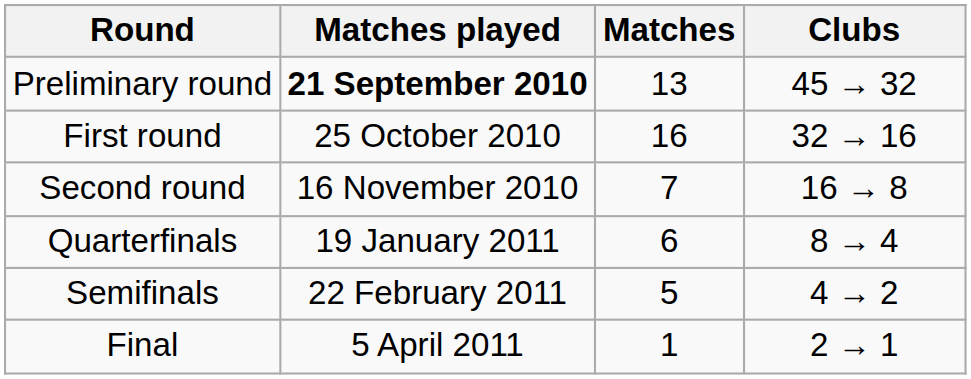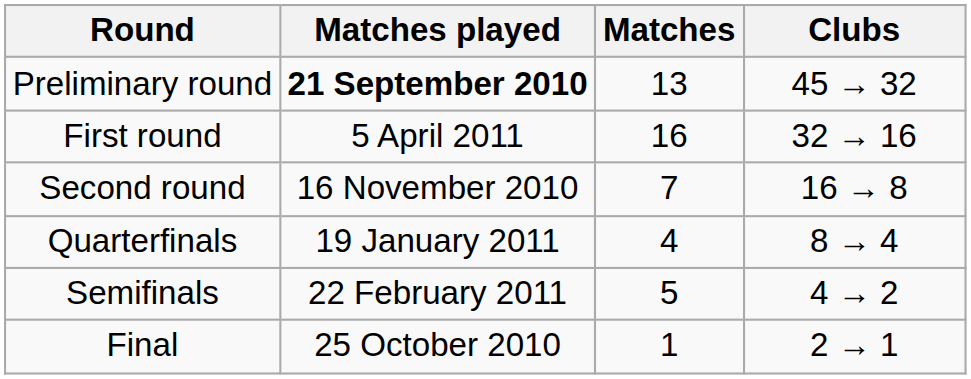(438, 135) 25 October 2010 -> (438, 135) 5 April 2011
(669, 240) 6 -> (669, 240) 4
(438, 345) 5 April 2011 -> (438, 345) 25 October 2010
